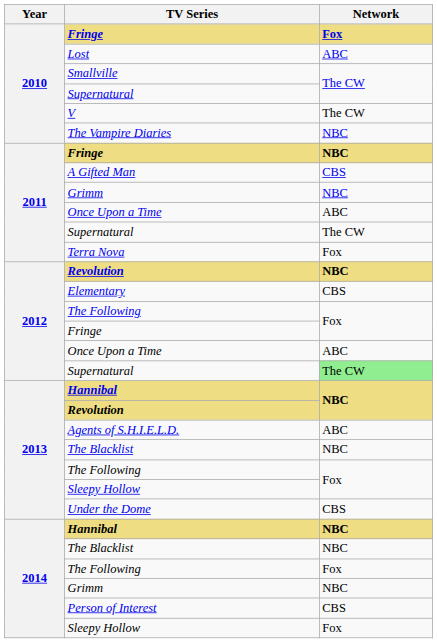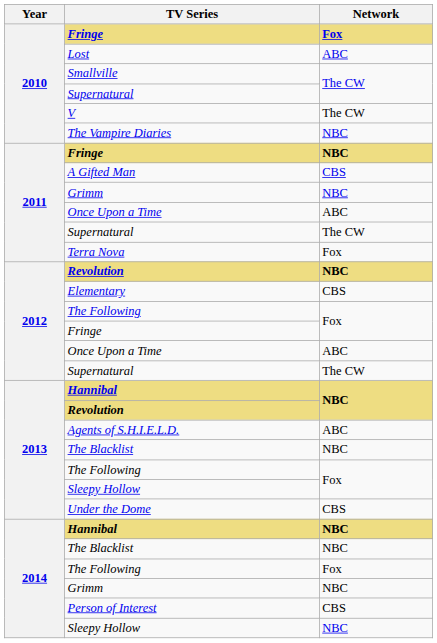(344, 370) lightgreen background -> (344, 370) no background
(332, 627) Fox -> (335, 627) NBC
